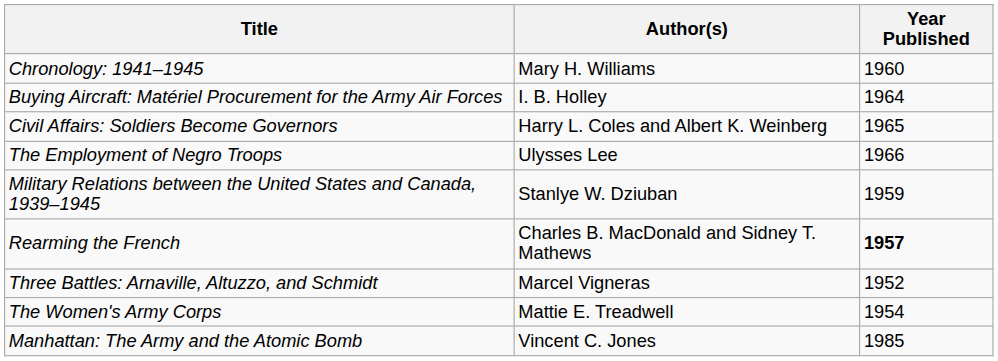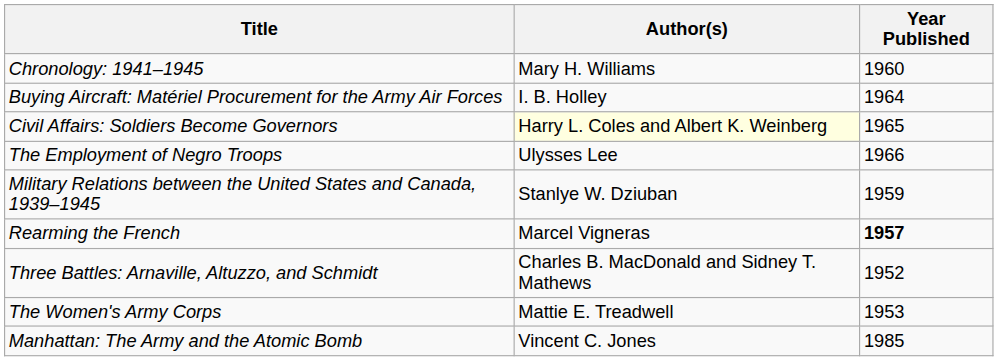(673, 126) no background -> (673, 126) lightyellow background
(667, 243) Charles B. MacDonald and Sidney T. Mathews -> (584, 233) Marcel Vigneras
(584, 283) Marcel Vigneras -> (667, 272) Charles B. MacDonald and Sidney T. Mathews
(884, 311) 1954 -> (884, 311) 1953
